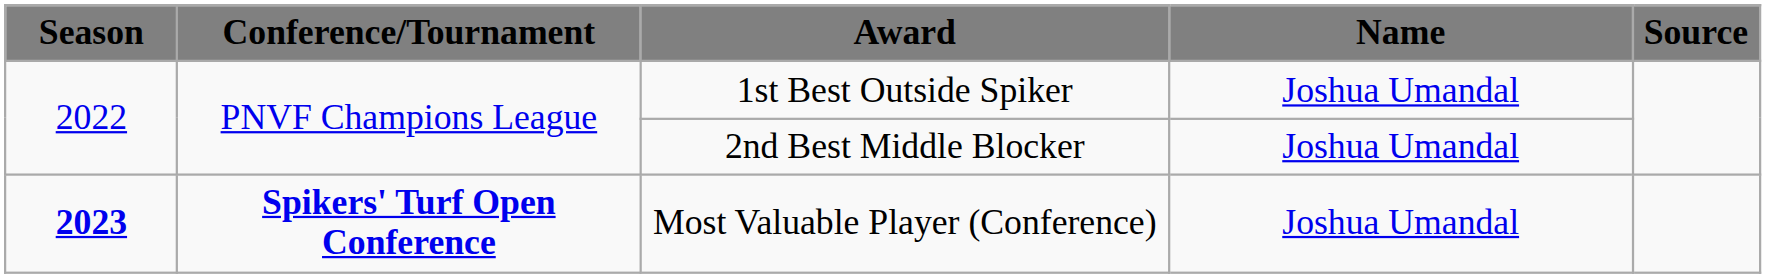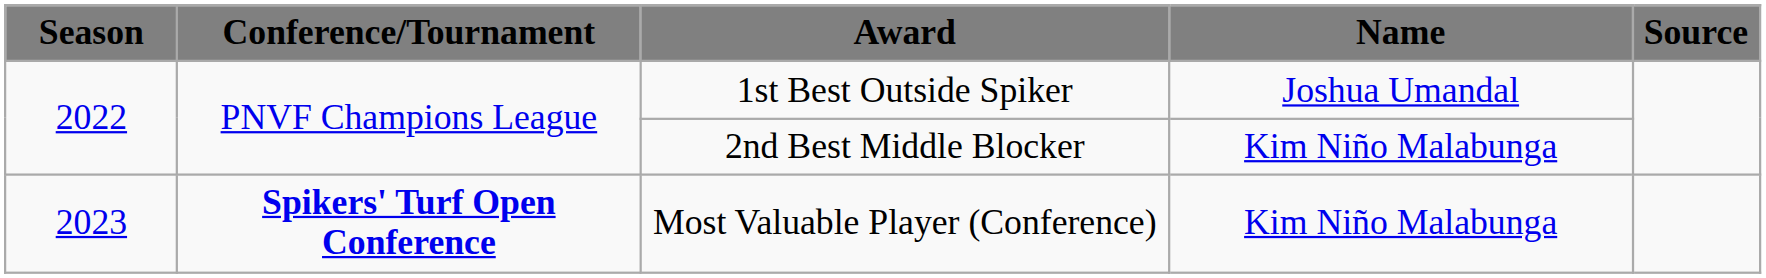(1401, 145) Joshua Umandal -> (1401, 145) Kim Niño Malabunga
(91, 222) bold -> (91, 222) normal
(1401, 222) Joshua Umandal -> (1401, 222) Kim Niño Malabunga
